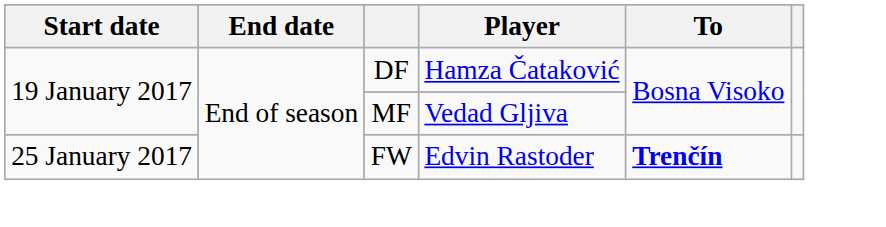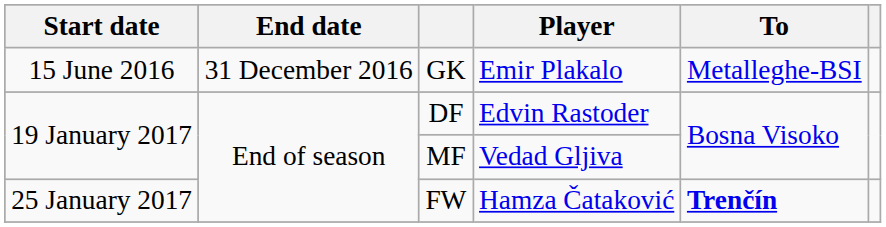+ row: (446, 69)
(522, 69) Hamza Čataković -> (564, 112) Edvin Rastoder
(509, 156) Edvin Rastoder -> (577, 199) Hamza Čataković
